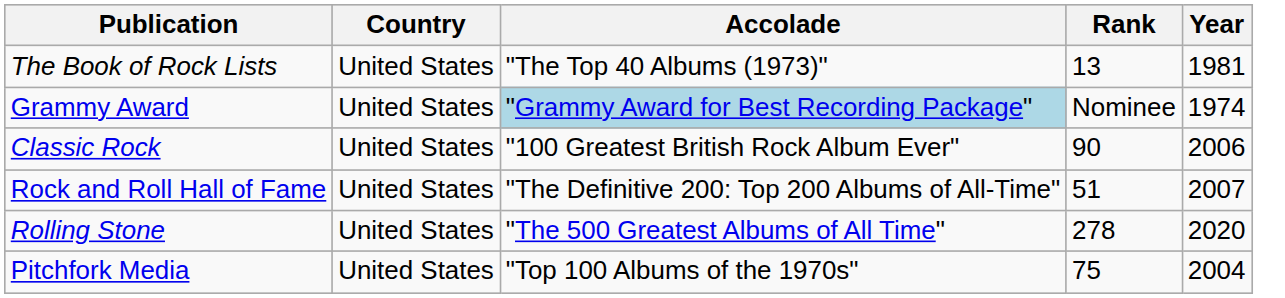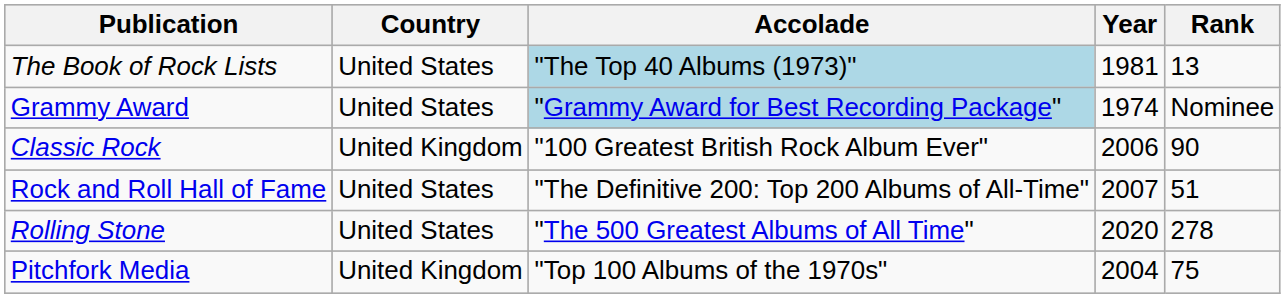columns swapped: (1217, 25) <-> (1124, 25)
(667, 66) no background -> (696, 66) lightblue background
(416, 148) United States -> (430, 148) United Kingdom
(416, 271) United States -> (430, 271) United Kingdom
